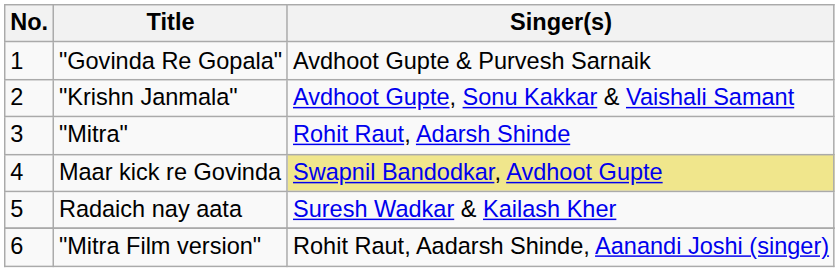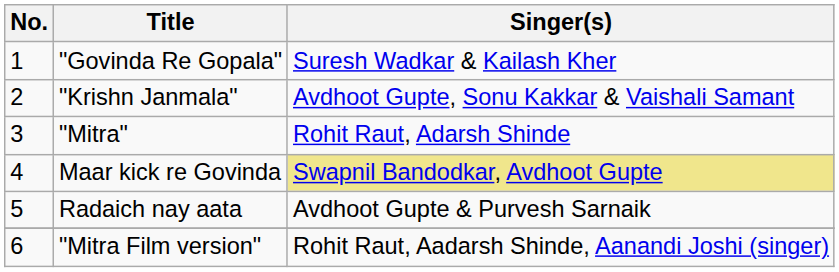(472, 60) Avdhoot Gupte & Purvesh Sarnaik -> (455, 60) Suresh Wadkar & Kailash Kher
(455, 209) Suresh Wadkar & Kailash Kher -> (472, 209) Avdhoot Gupte & Purvesh Sarnaik
